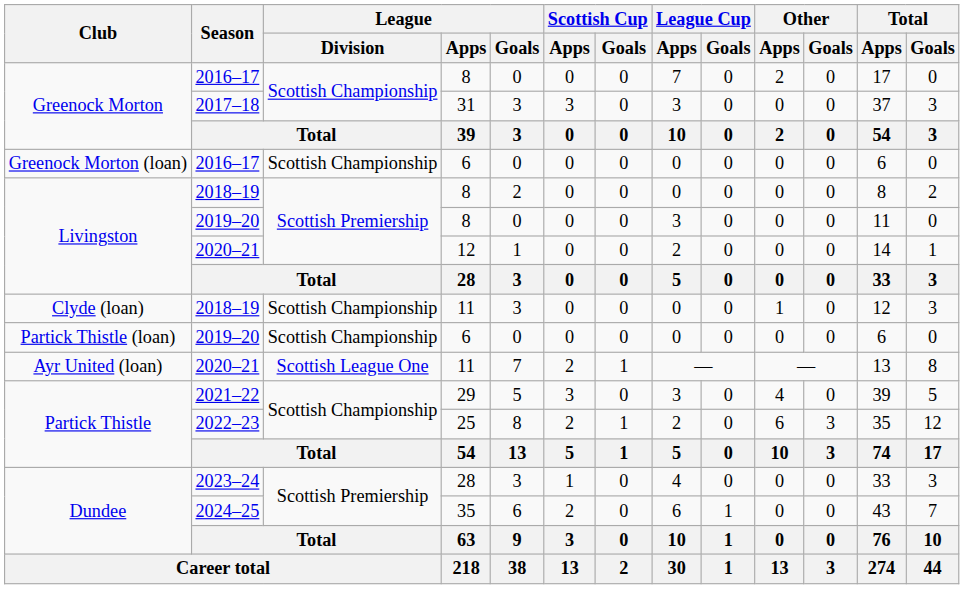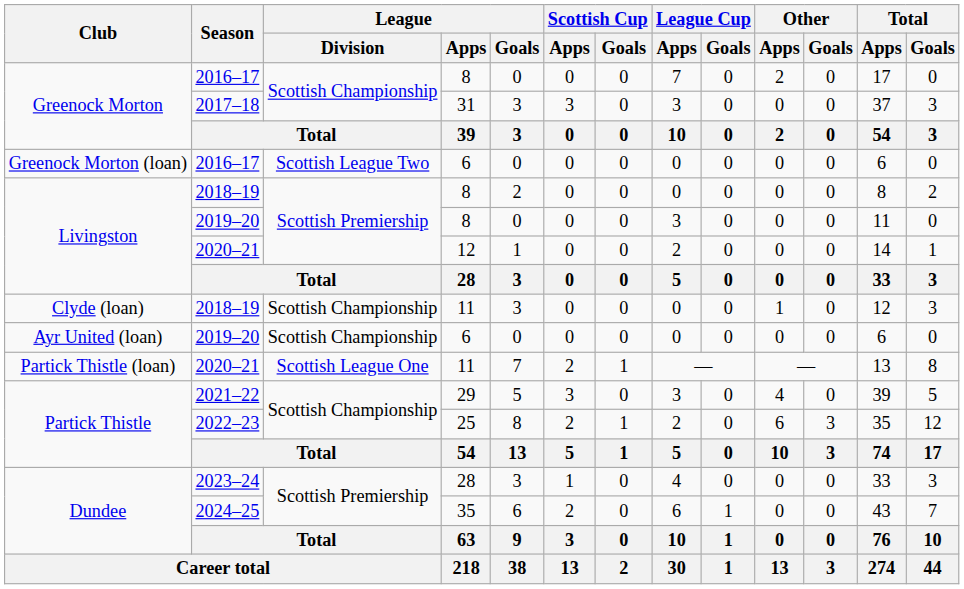(353, 163) Scottish Championship -> (353, 163) Scottish League Two
(98, 337) Partick Thistle (loan) -> (98, 337) Ayr United (loan)
(98, 366) Ayr United (loan) -> (98, 366) Partick Thistle (loan)
